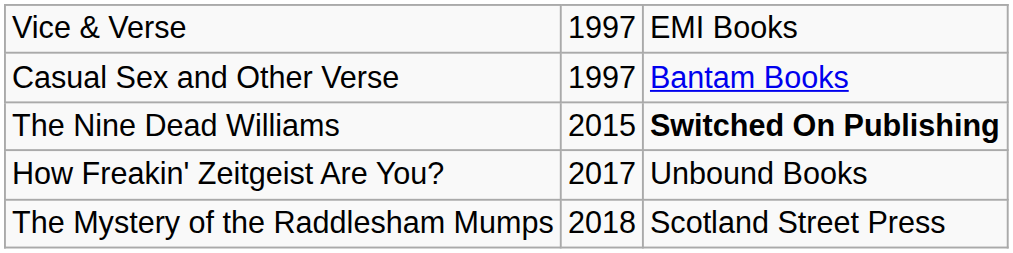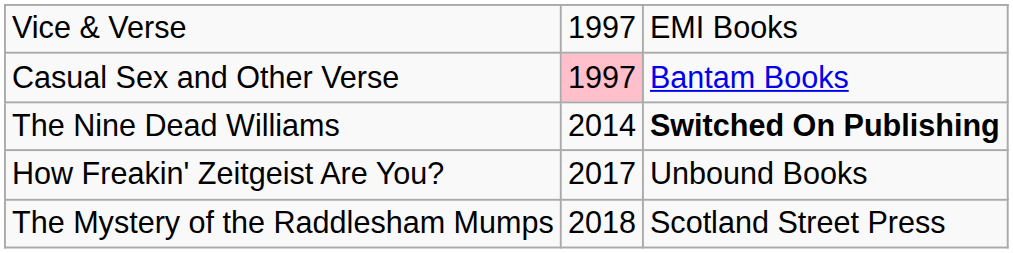(602, 77) no background -> (602, 77) pink background
(602, 125) 2015 -> (602, 125) 2014
